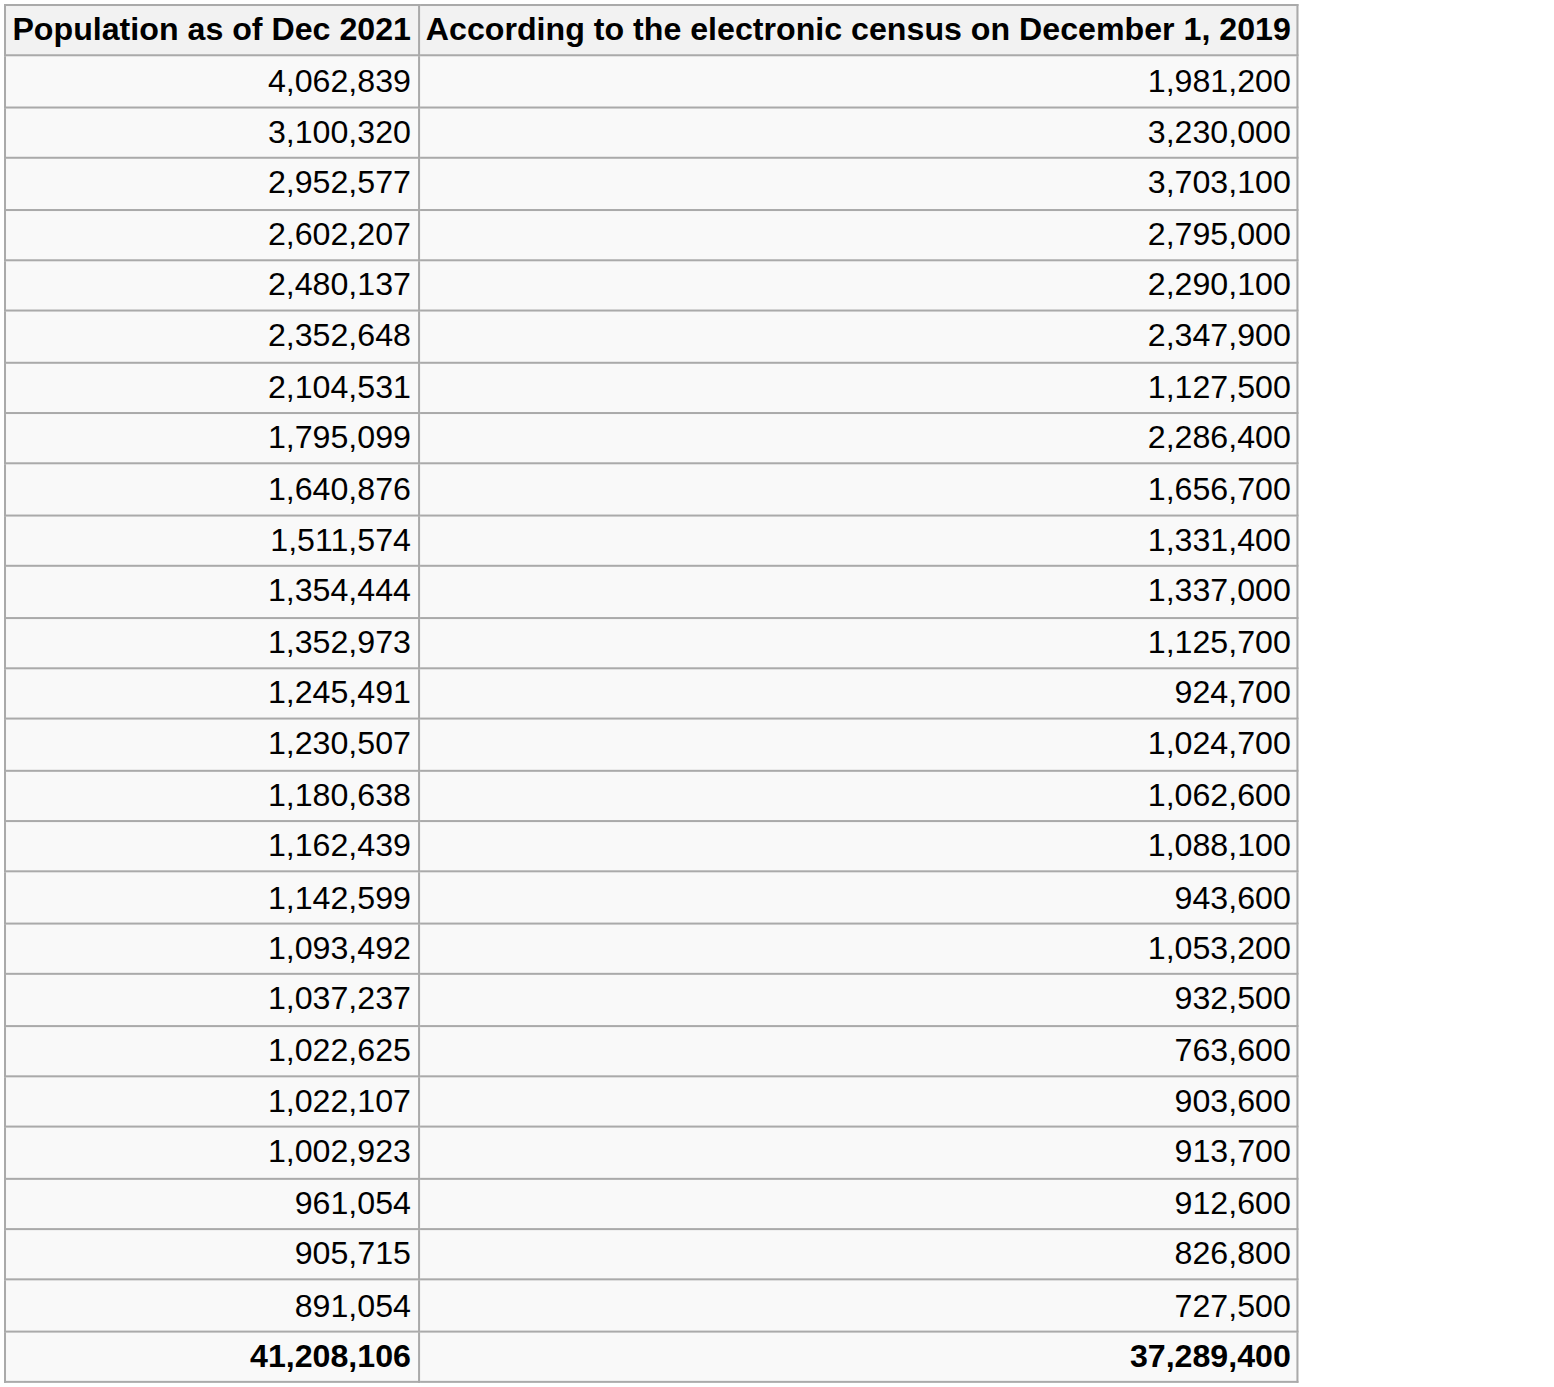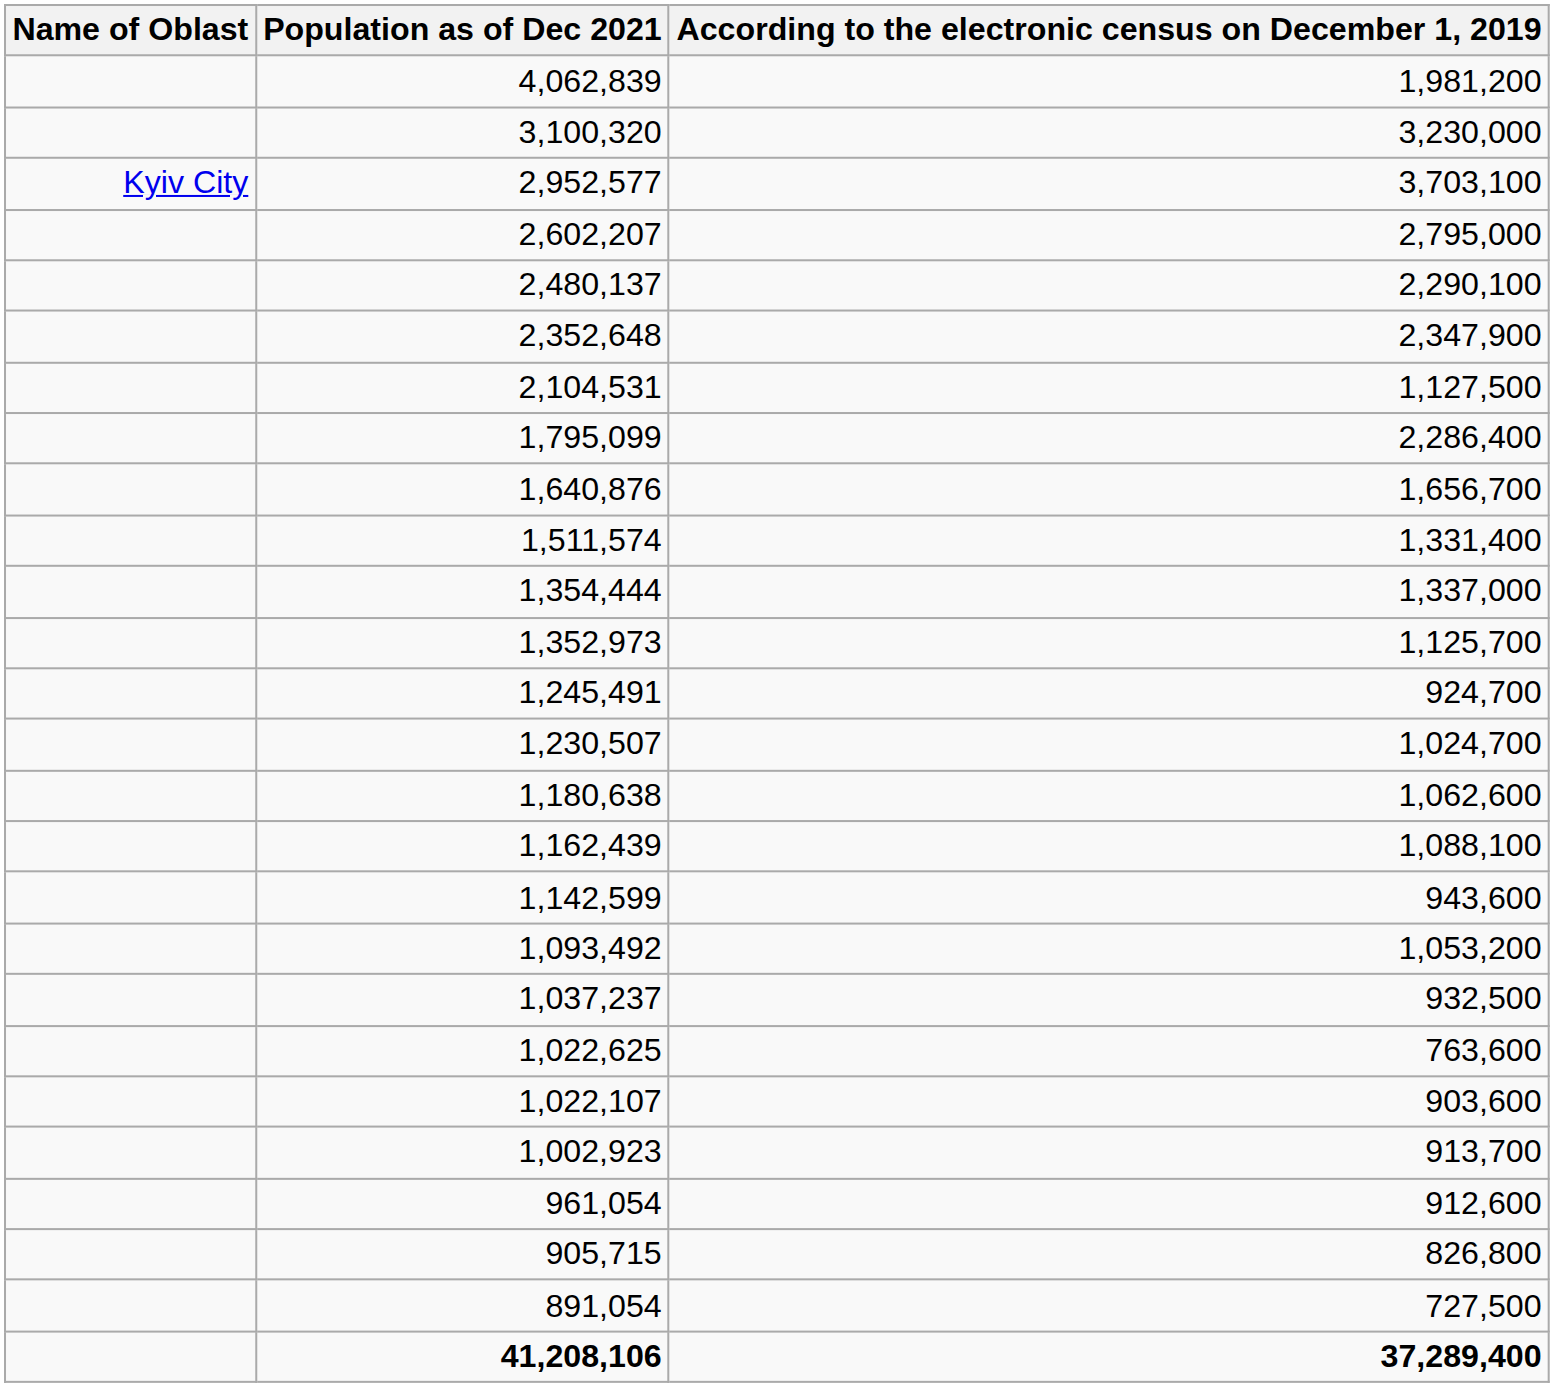+ column: (130, 30)
